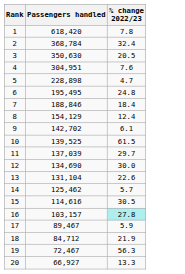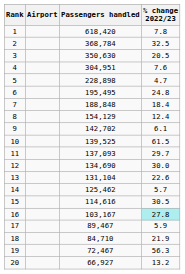+ column: (42, 14)
(127, 43) 32.4 -> (161, 43) 32.5
(66, 104) 188,846 -> (100, 104) 188,848
(66, 153) 137,039 -> (100, 153) 137,093
(66, 214) 103,157 -> (100, 214) 103,167
(66, 238) 84,712 -> (100, 238) 84,710
(127, 263) 13.3 -> (161, 263) 13.2
